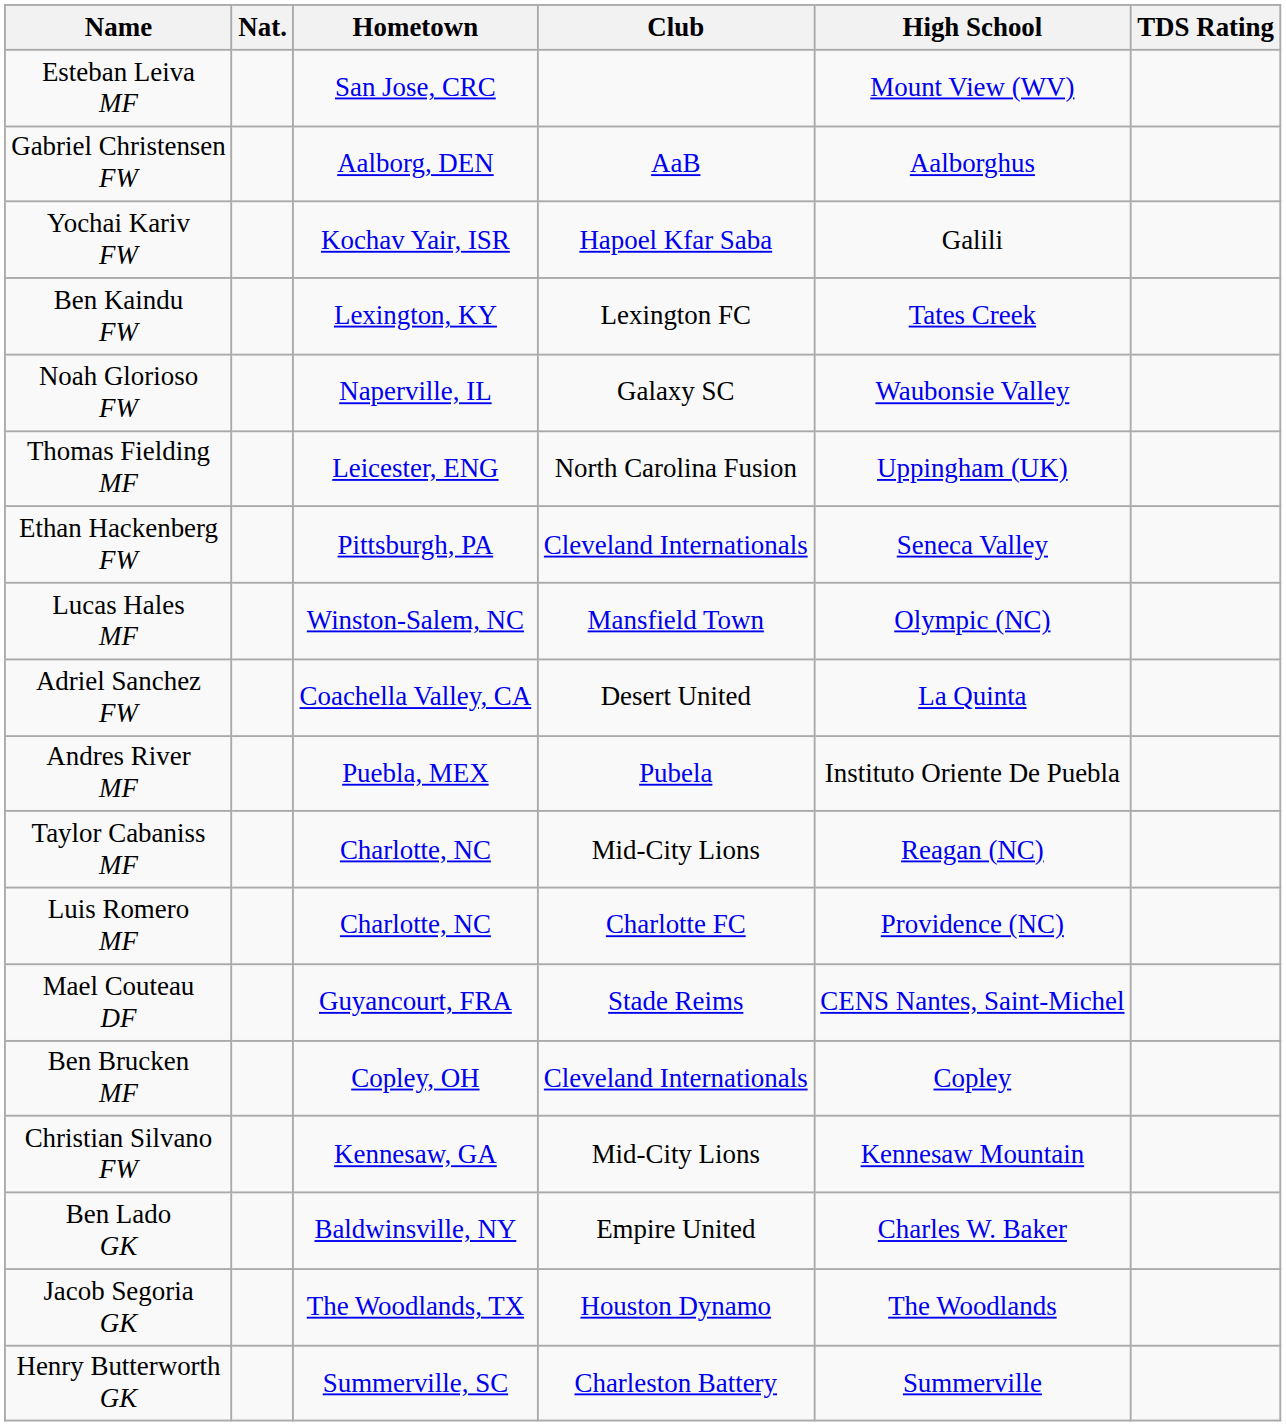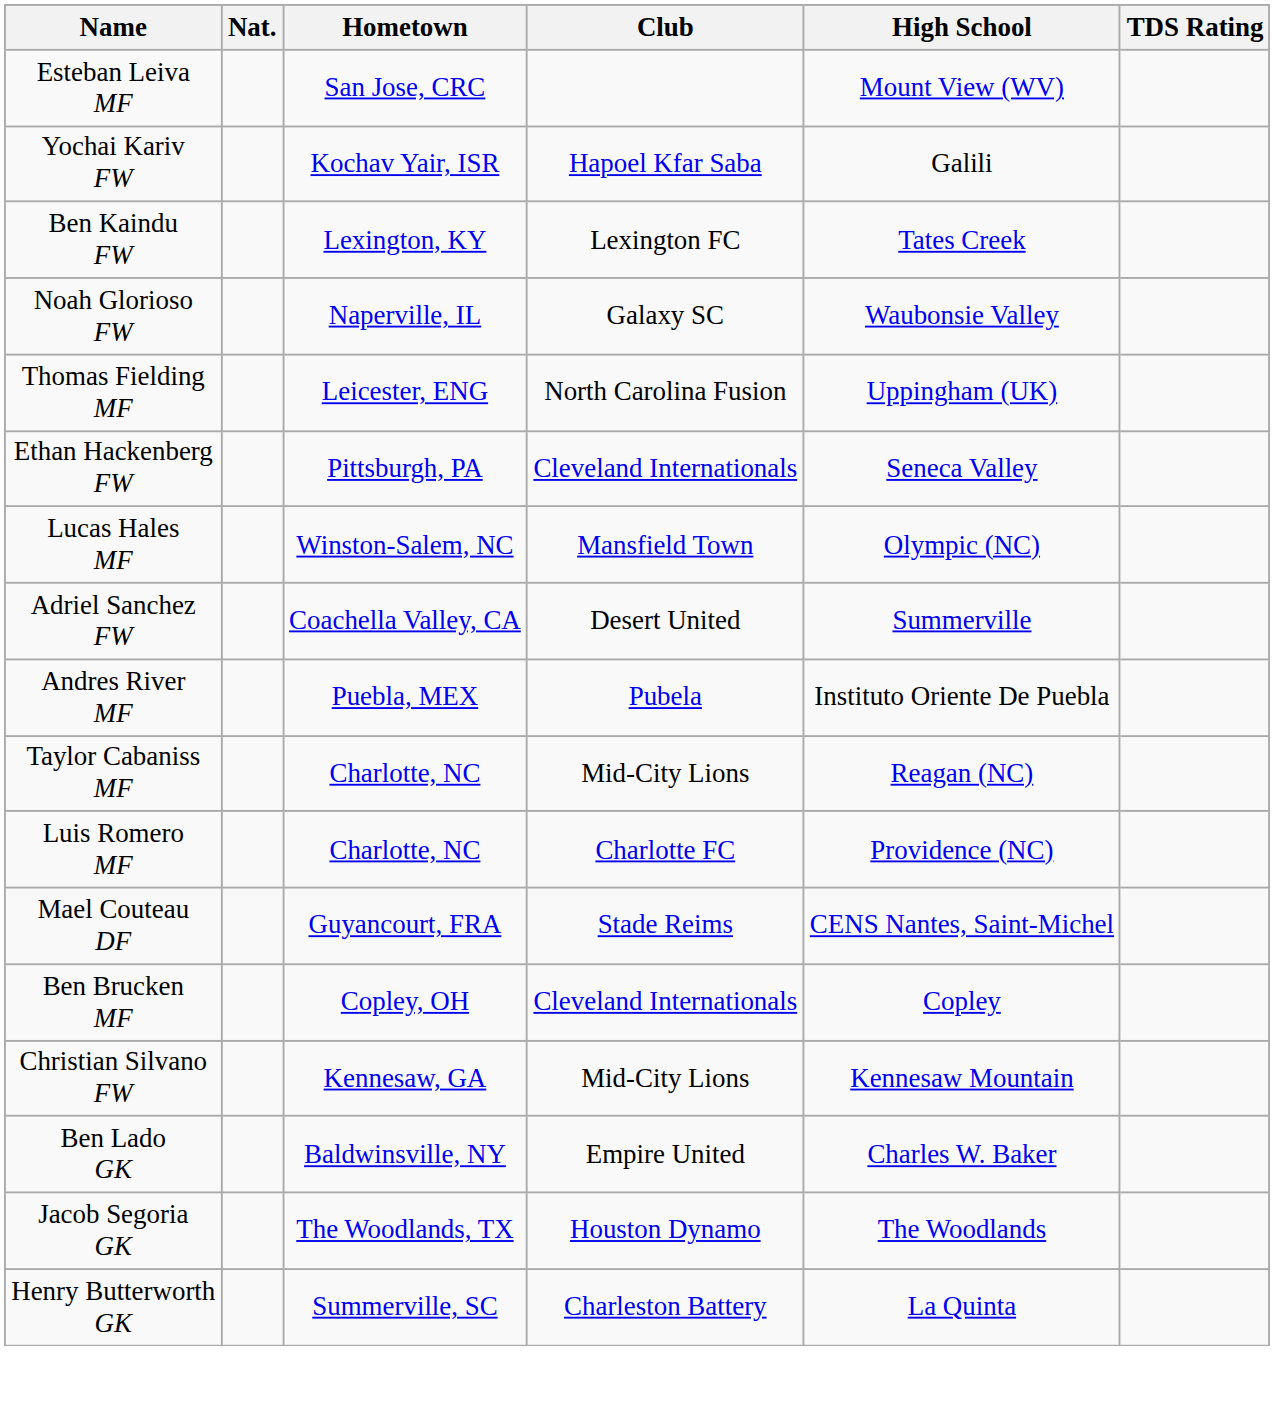- row: (118, 163)
(972, 697) La Quinta -> (962, 620) Summerville
(972, 1382) Summerville -> (962, 1306) La Quinta
